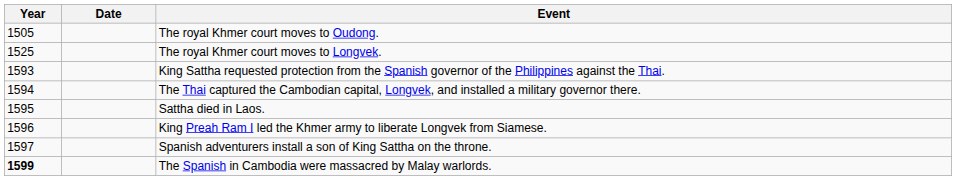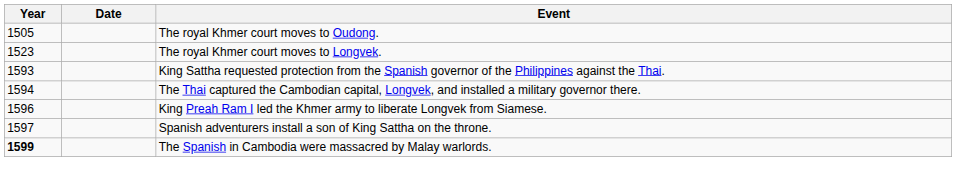(20, 52) 1525 -> (20, 52) 1523
- row: (212, 109)
